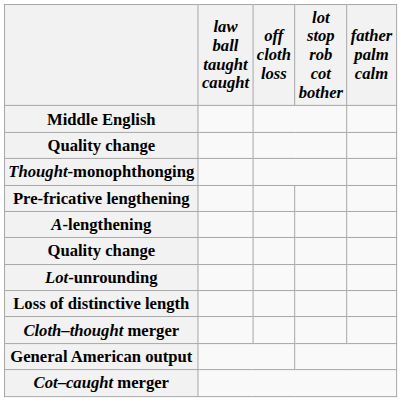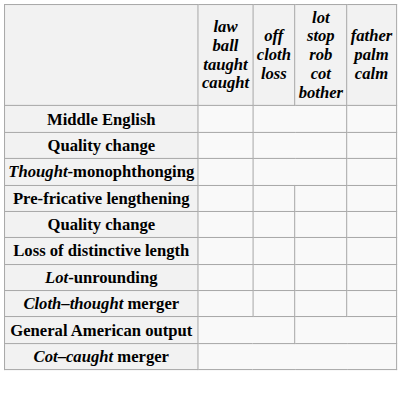- row: (101, 224)
rows swapped: (101, 277) <-> (101, 303)
